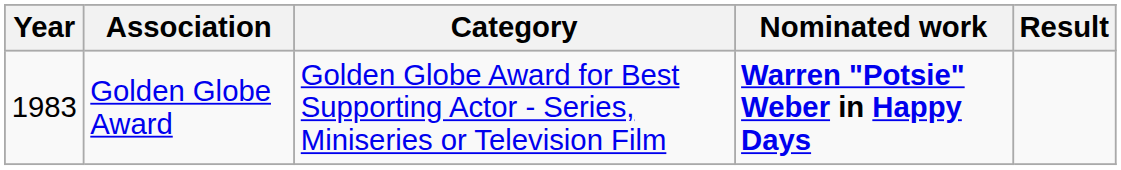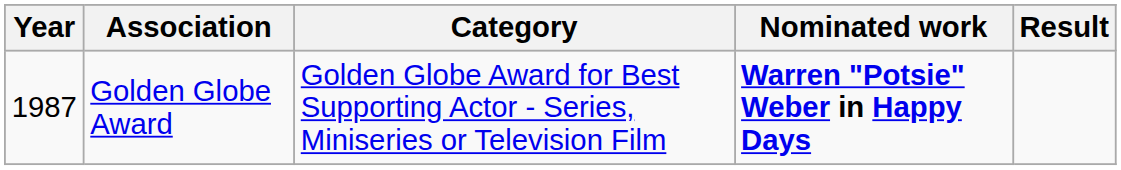(44, 107) 1983 -> (44, 107) 1987
